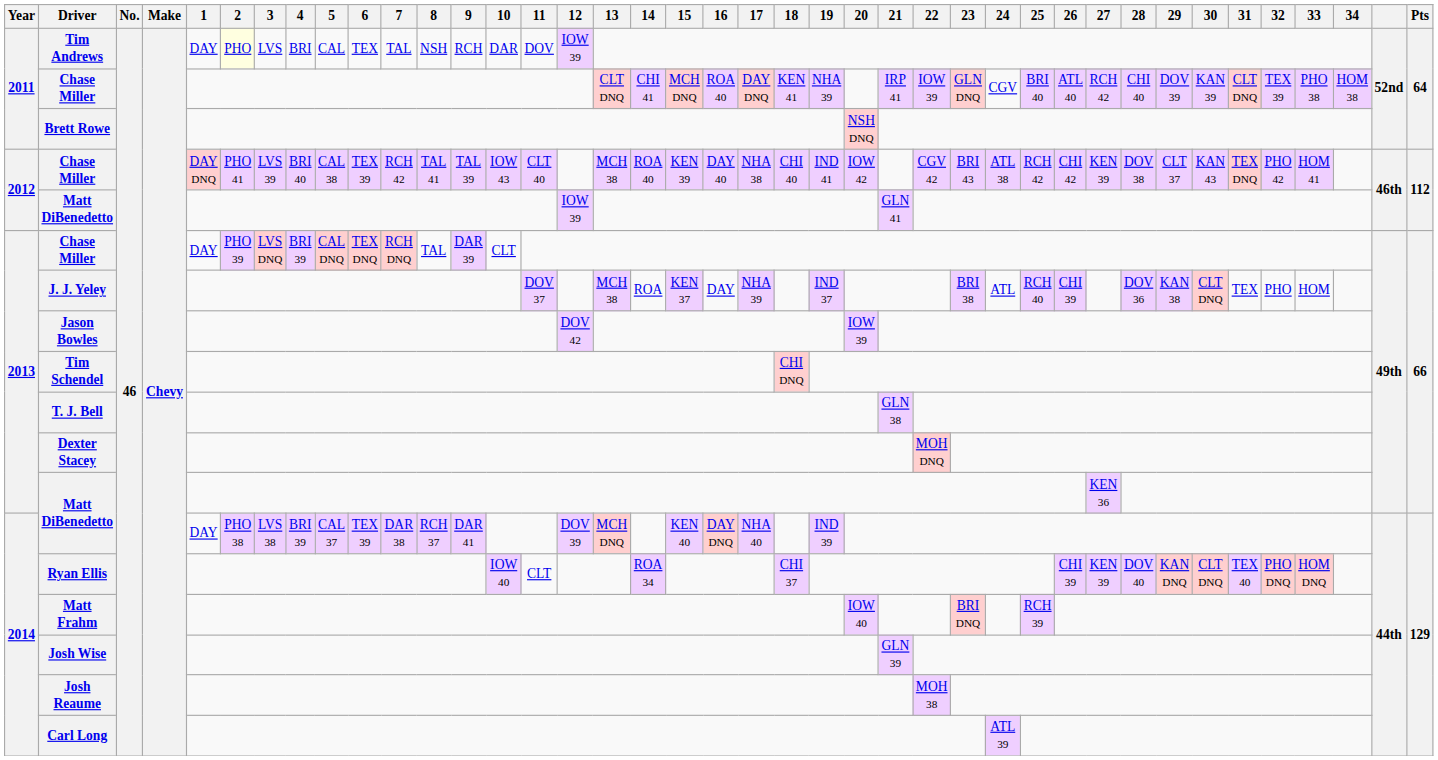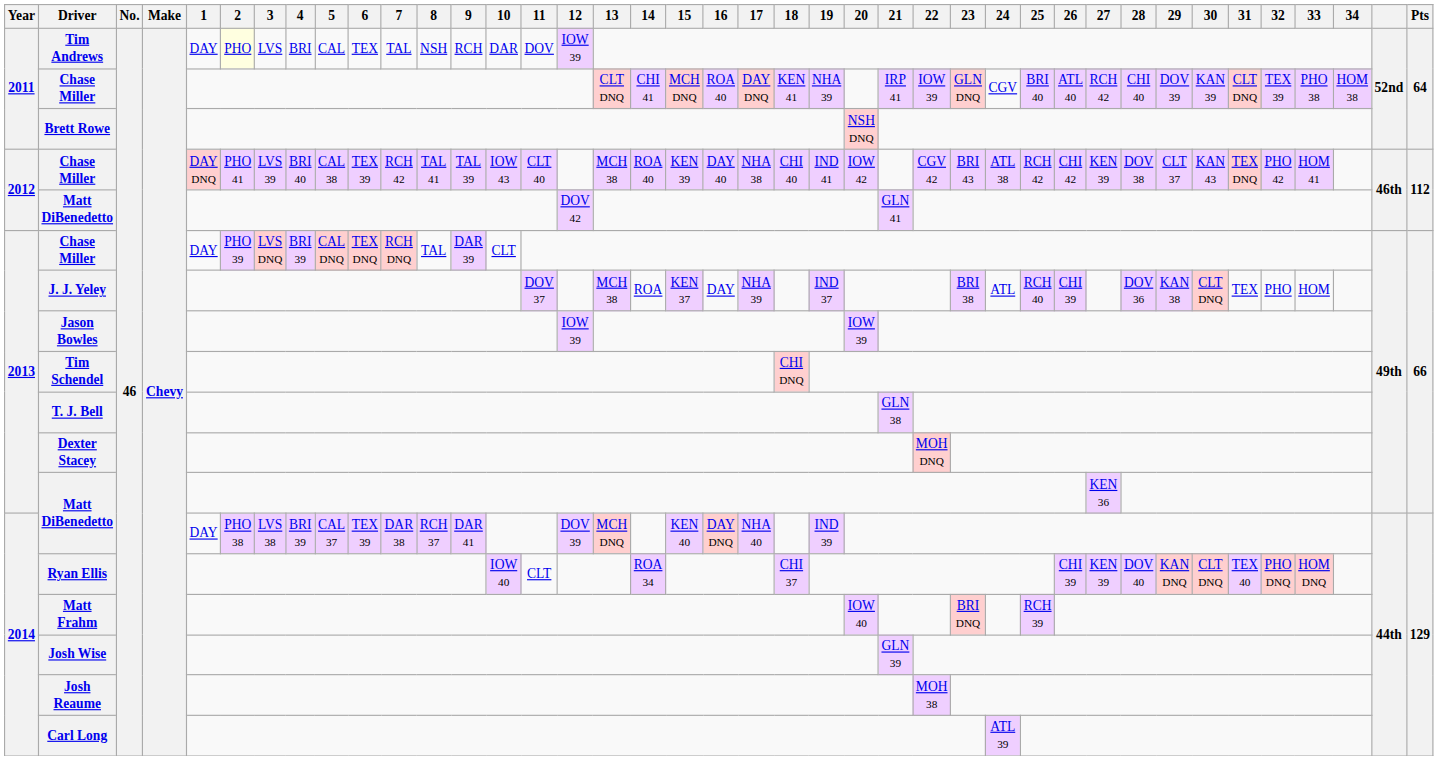(575, 209) IOW 39 -> (575, 209) DOV 42
(575, 330) DOV 42 -> (575, 330) IOW 39
